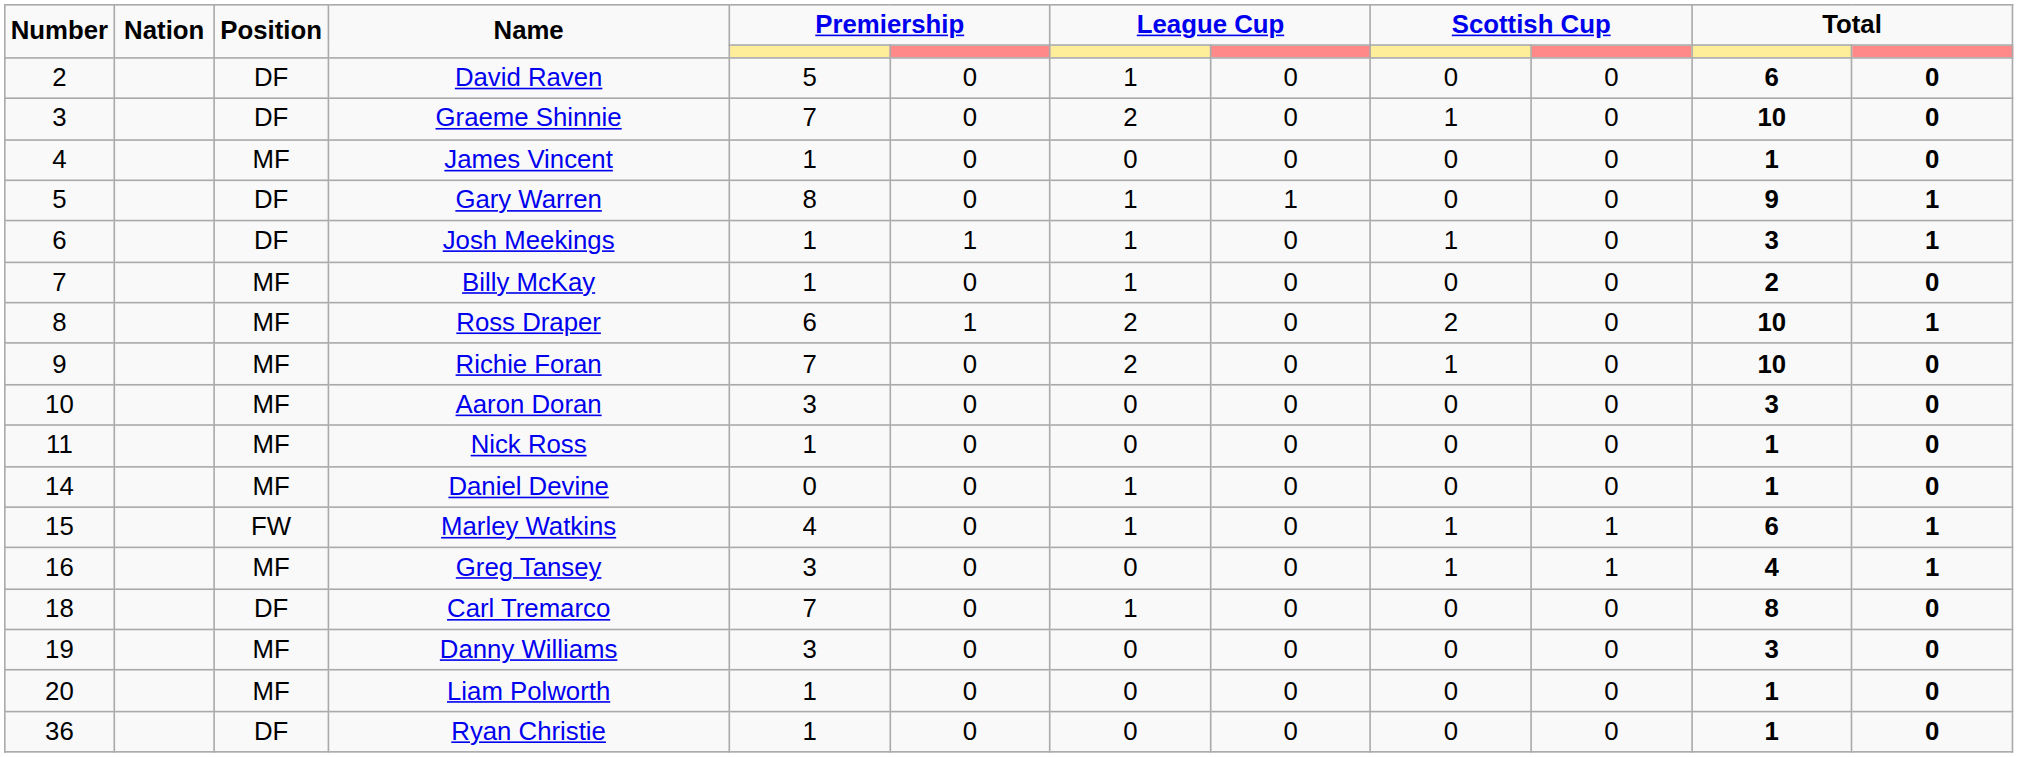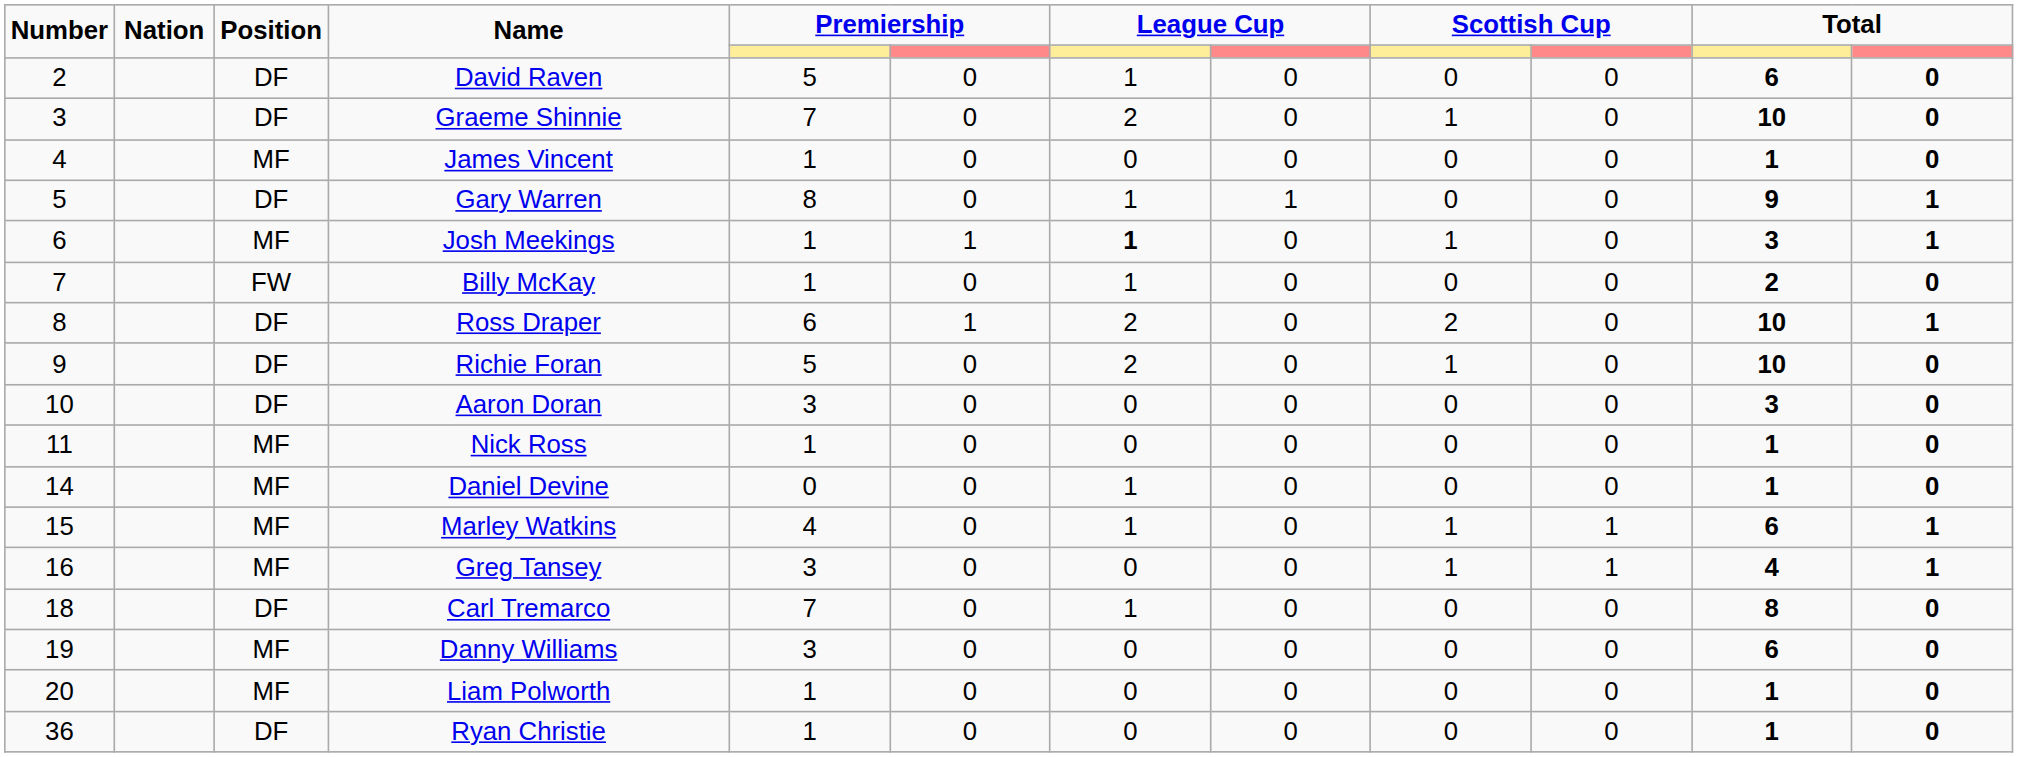(271, 241) DF -> (271, 241) MF
(1130, 241) normal -> (1130, 241) bold
(271, 281) MF -> (271, 281) FW
(271, 322) MF -> (271, 322) DF
(271, 363) MF -> (271, 363) DF
(810, 363) 7 -> (810, 363) 5
(271, 404) MF -> (271, 404) DF
(271, 527) FW -> (271, 527) MF
(1772, 649) 3 -> (1772, 649) 6
